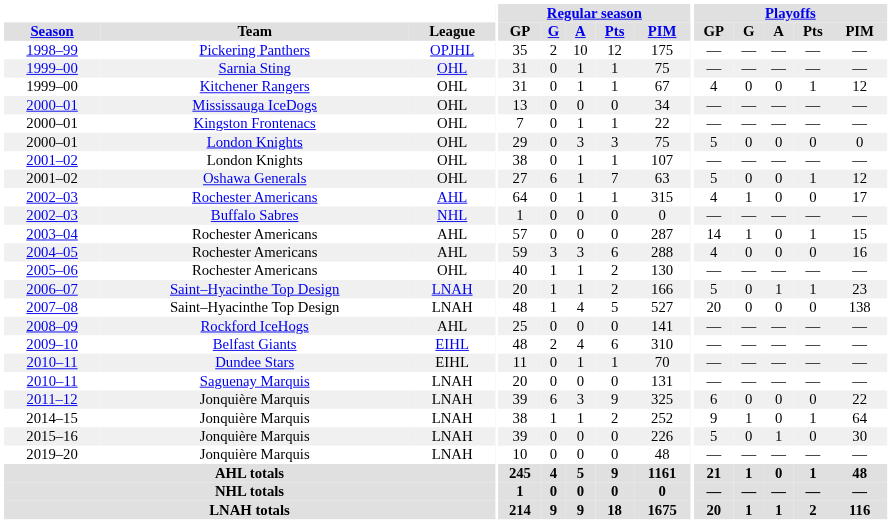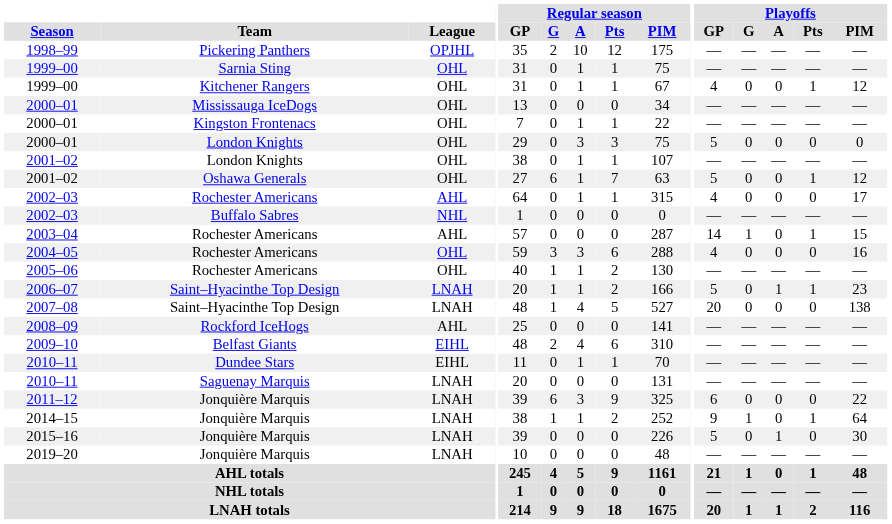(749, 197) 1 -> (749, 197) 0
(452, 252) AHL -> (452, 252) OHL
